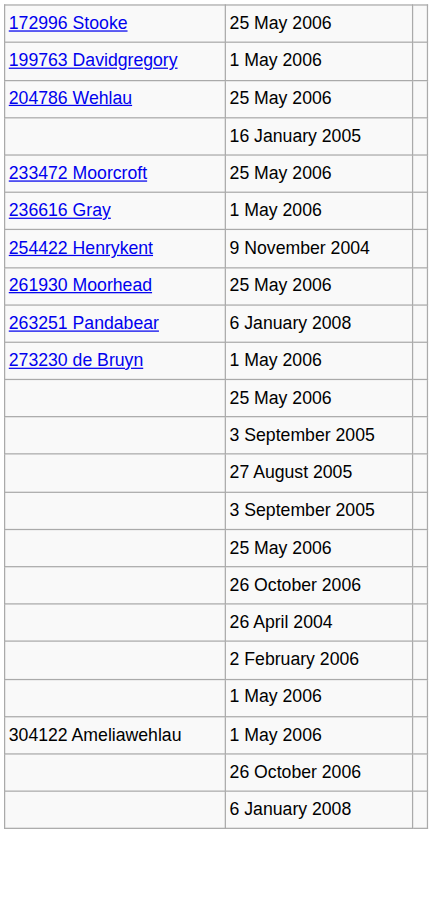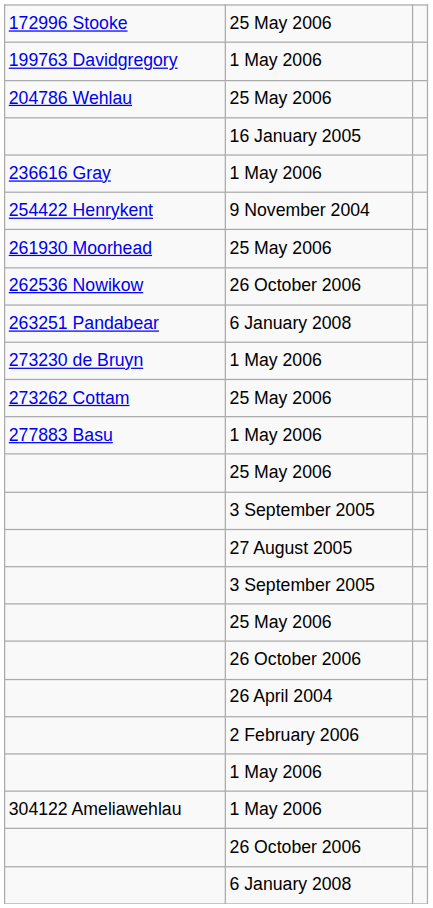- row: (78, 173)
+ row: (76, 285)
+ row: (69, 397)
+ row: (61, 435)
